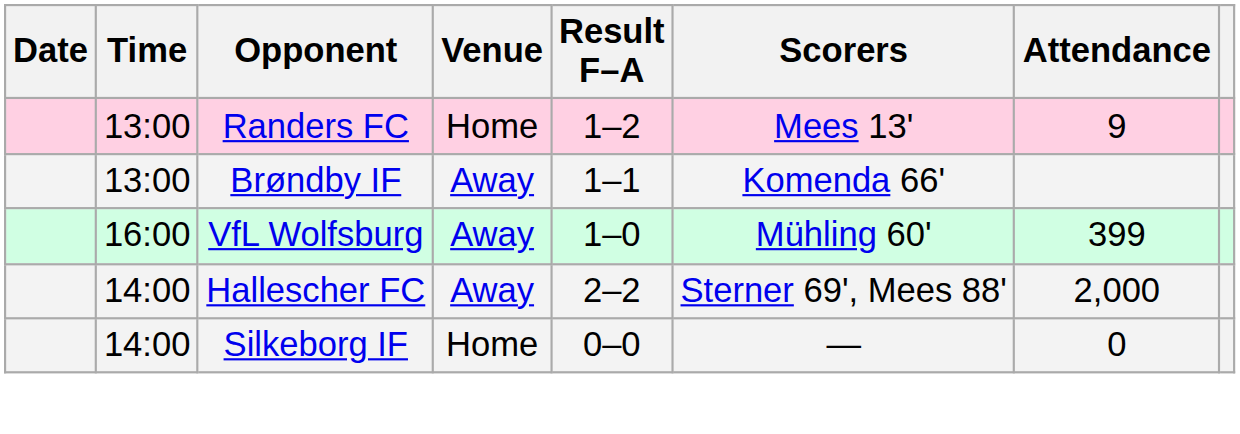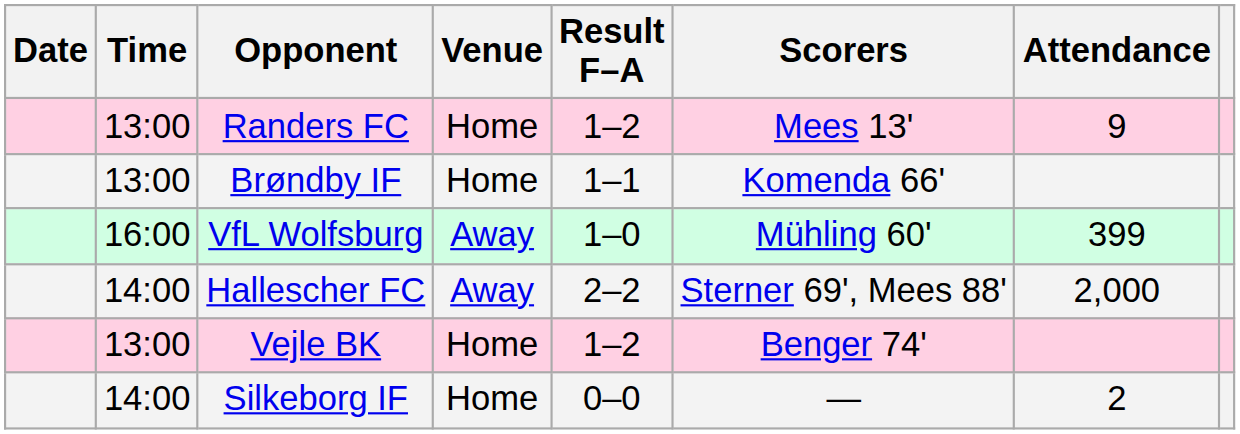(492, 180) Away -> (492, 180) Home
+ row: (316, 344)
(1117, 344) 0 -> (1117, 399) 2
